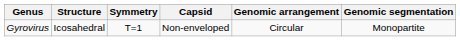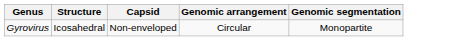- column: (133, 12)
